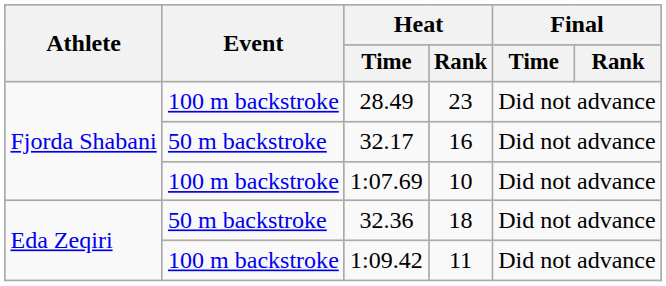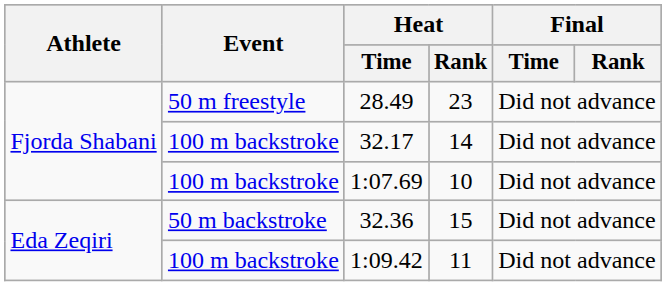(253, 101) 100 m backstroke -> (237, 101) 50 m freestyle
(247, 141) 50 m backstroke -> (253, 141) 100 m backstroke
(461, 141) 16 -> (461, 141) 14
(461, 220) 18 -> (461, 220) 15
